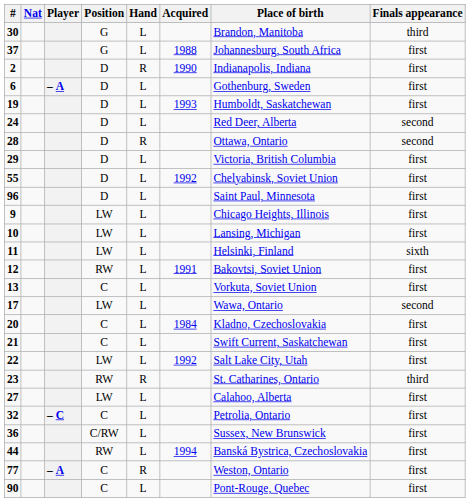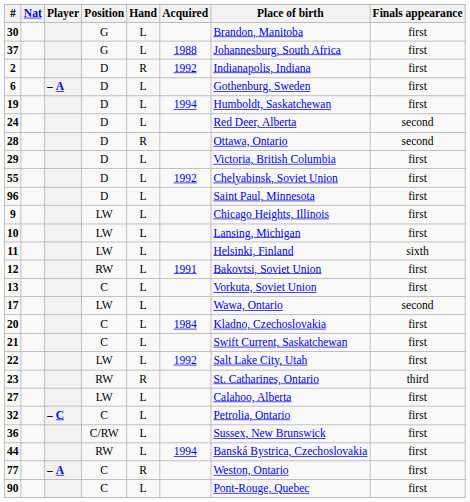(418, 31) third -> (418, 31) first
(185, 68) 1990 -> (185, 68) 1992
(185, 104) 1993 -> (185, 104) 1994
